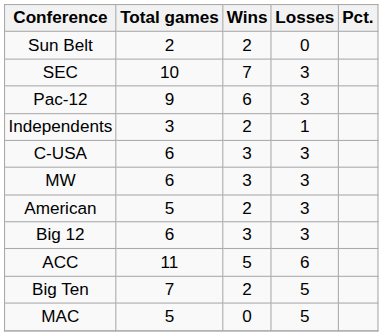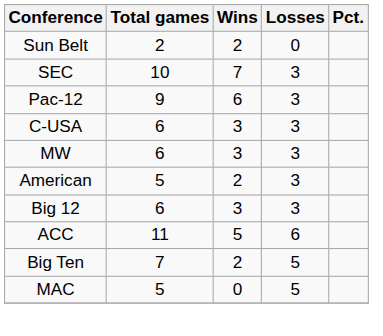- row: (60, 126)
